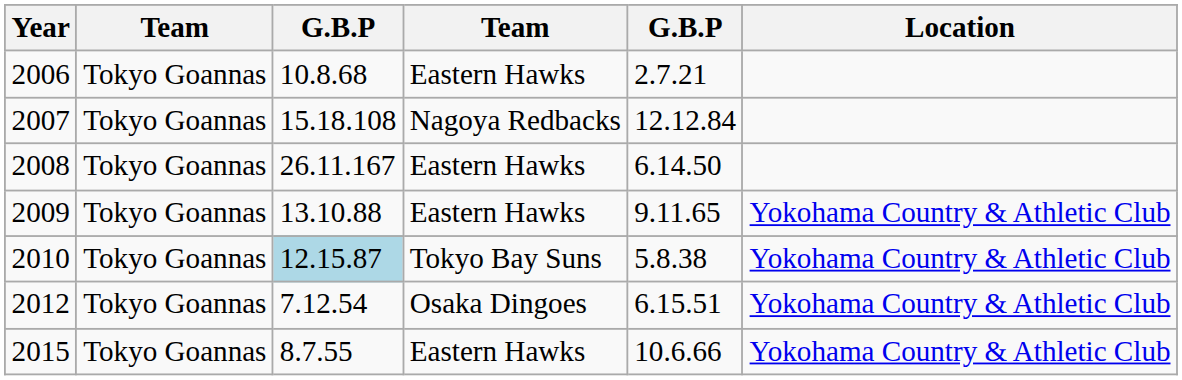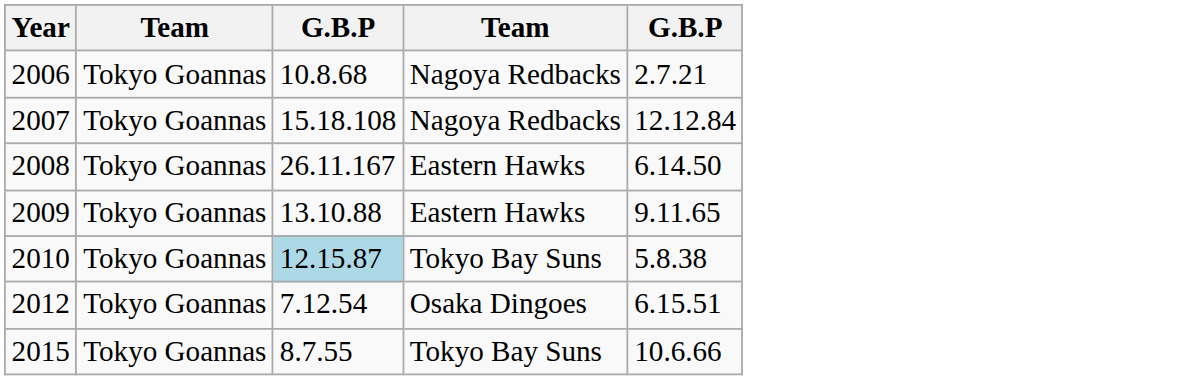- column: (960, 27)
(498, 73) Eastern Hawks -> (515, 73) Nagoya Redbacks
(498, 350) Eastern Hawks -> (506, 350) Tokyo Bay Suns
